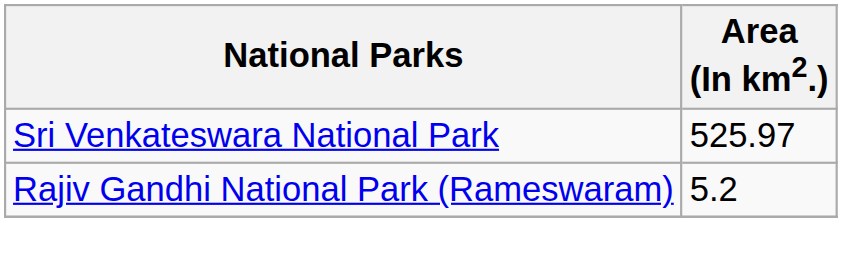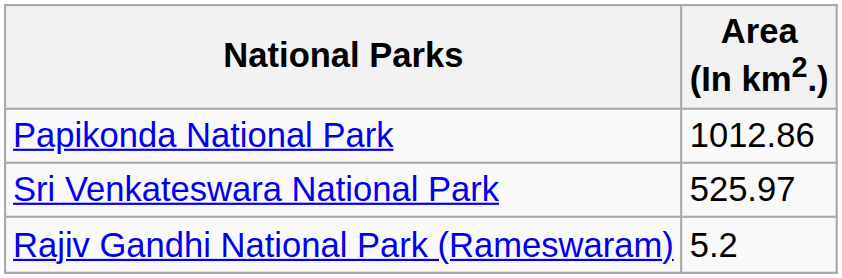+ row: (203, 134)
